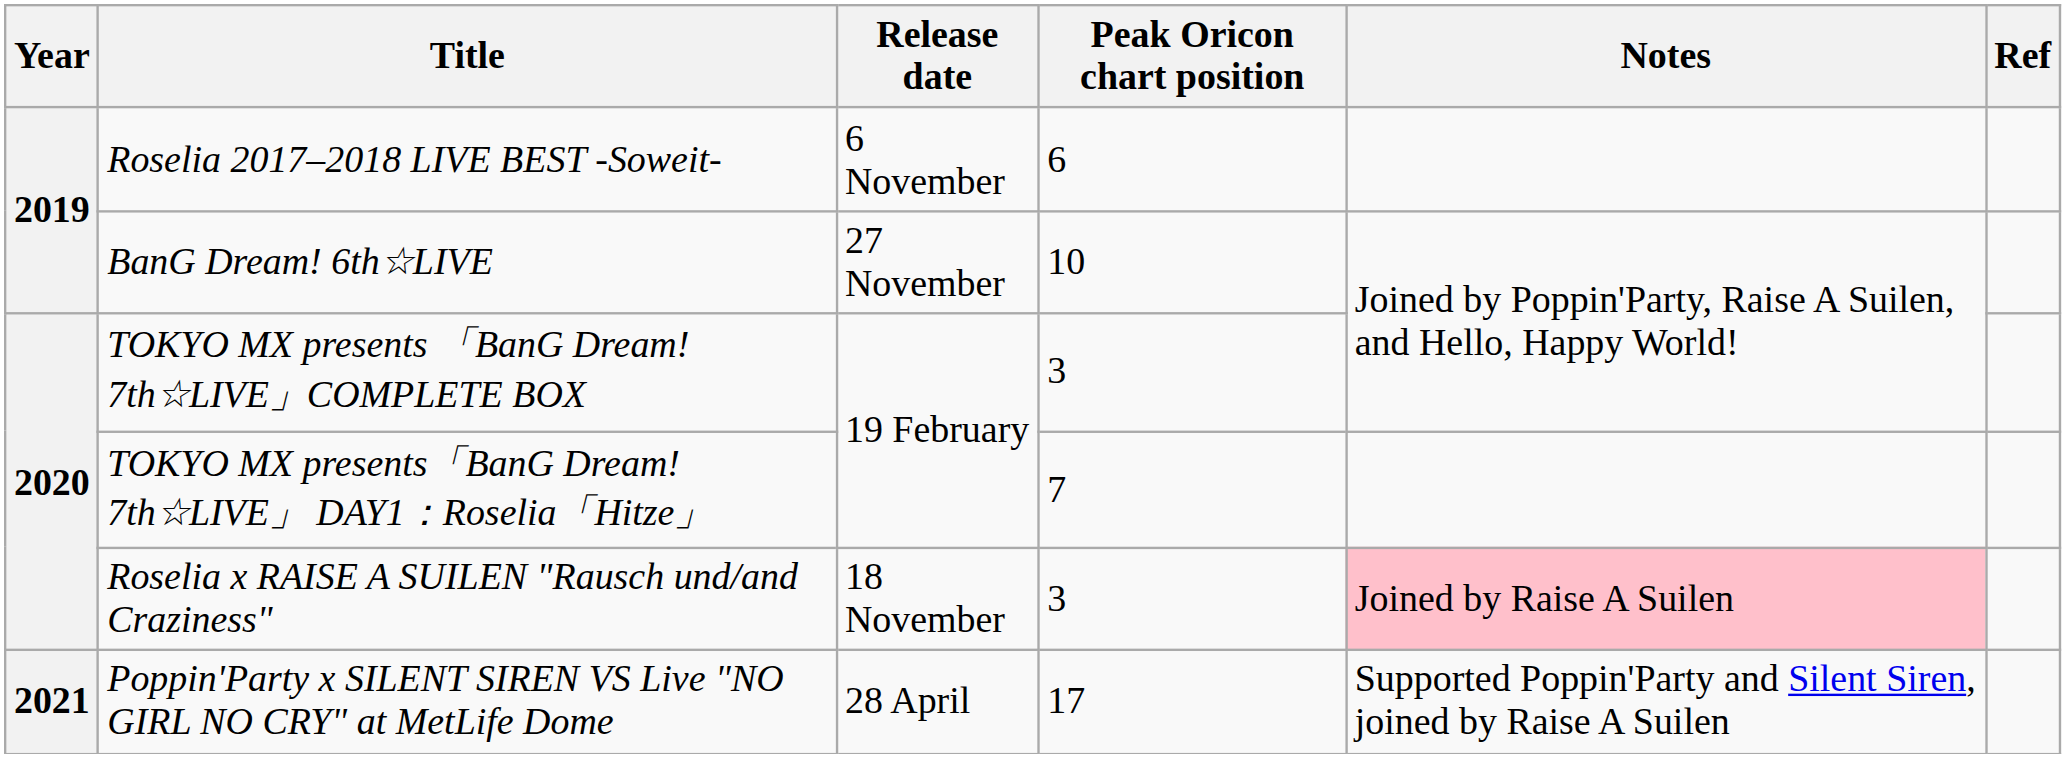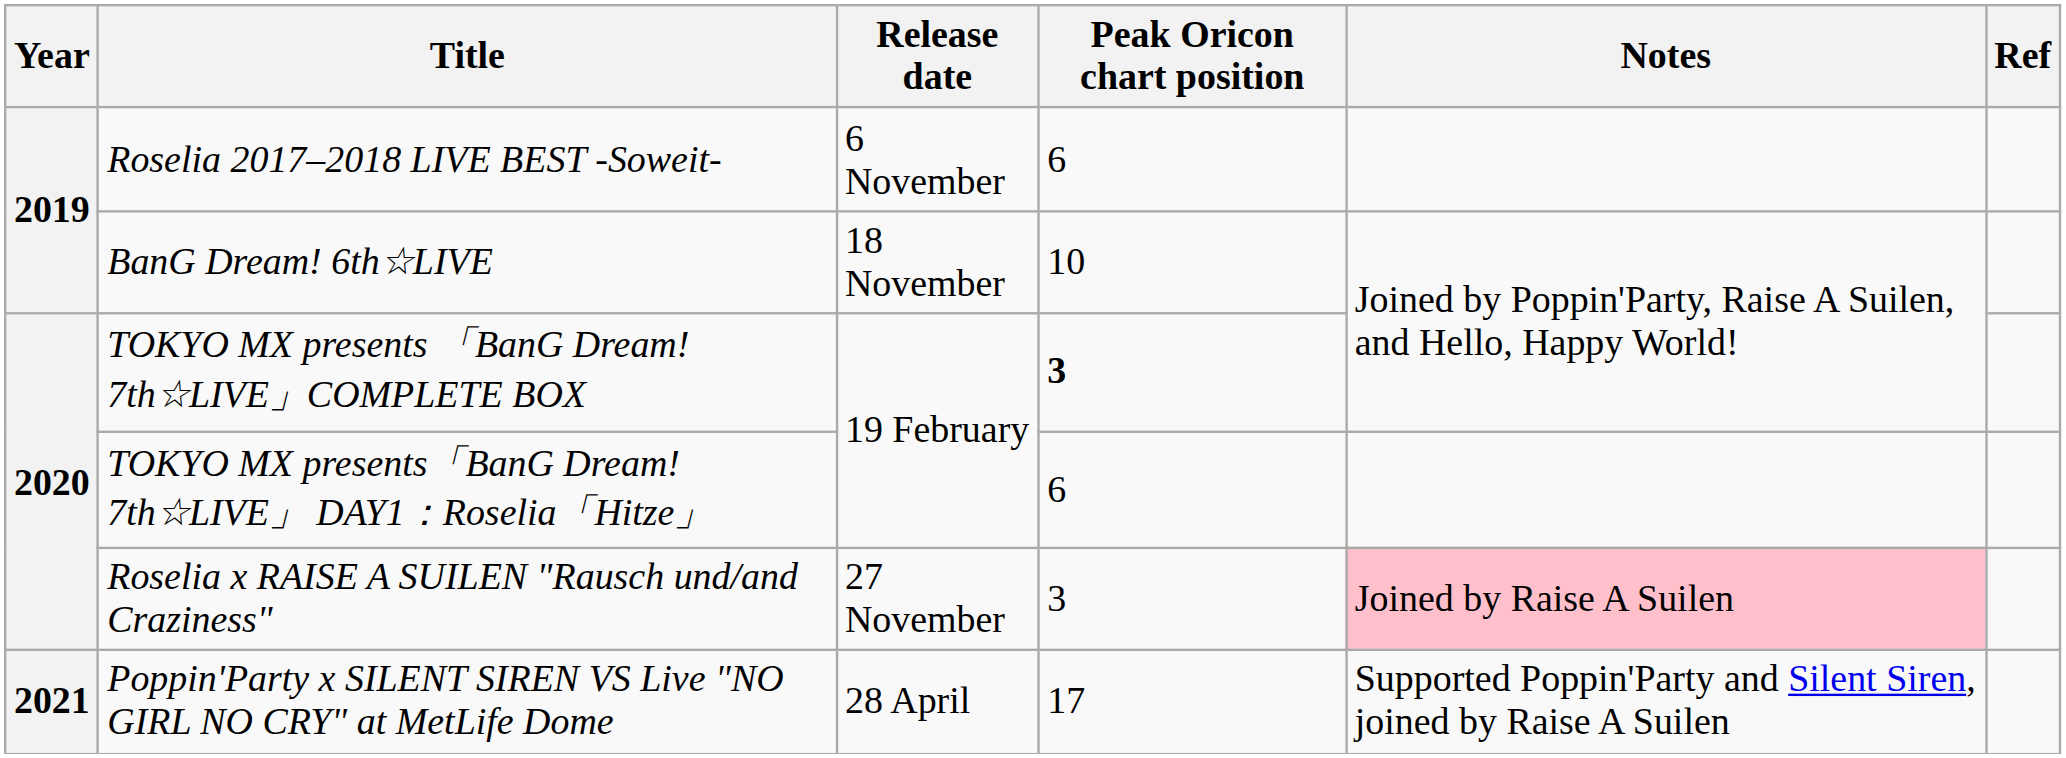(925, 261) 27 November -> (925, 261) 18 November
(1057, 371) normal -> (1057, 371) bold
(1057, 488) 7 -> (1057, 488) 6
(925, 598) 18 November -> (925, 598) 27 November
